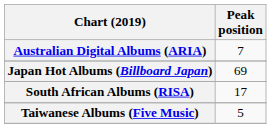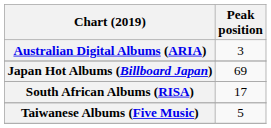(241, 50) 7 -> (241, 50) 3
